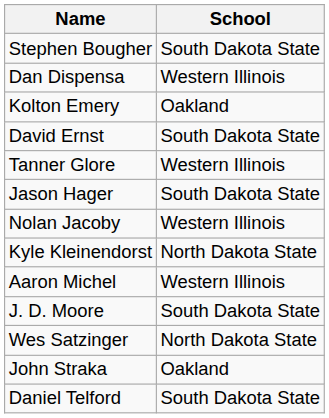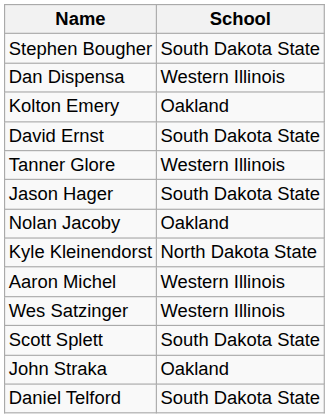(223, 223) Western Illinois -> (195, 223) Oakland
- row: (56, 310)
(239, 340) North Dakota State -> (223, 310) Western Illinois
+ row: (56, 340)
